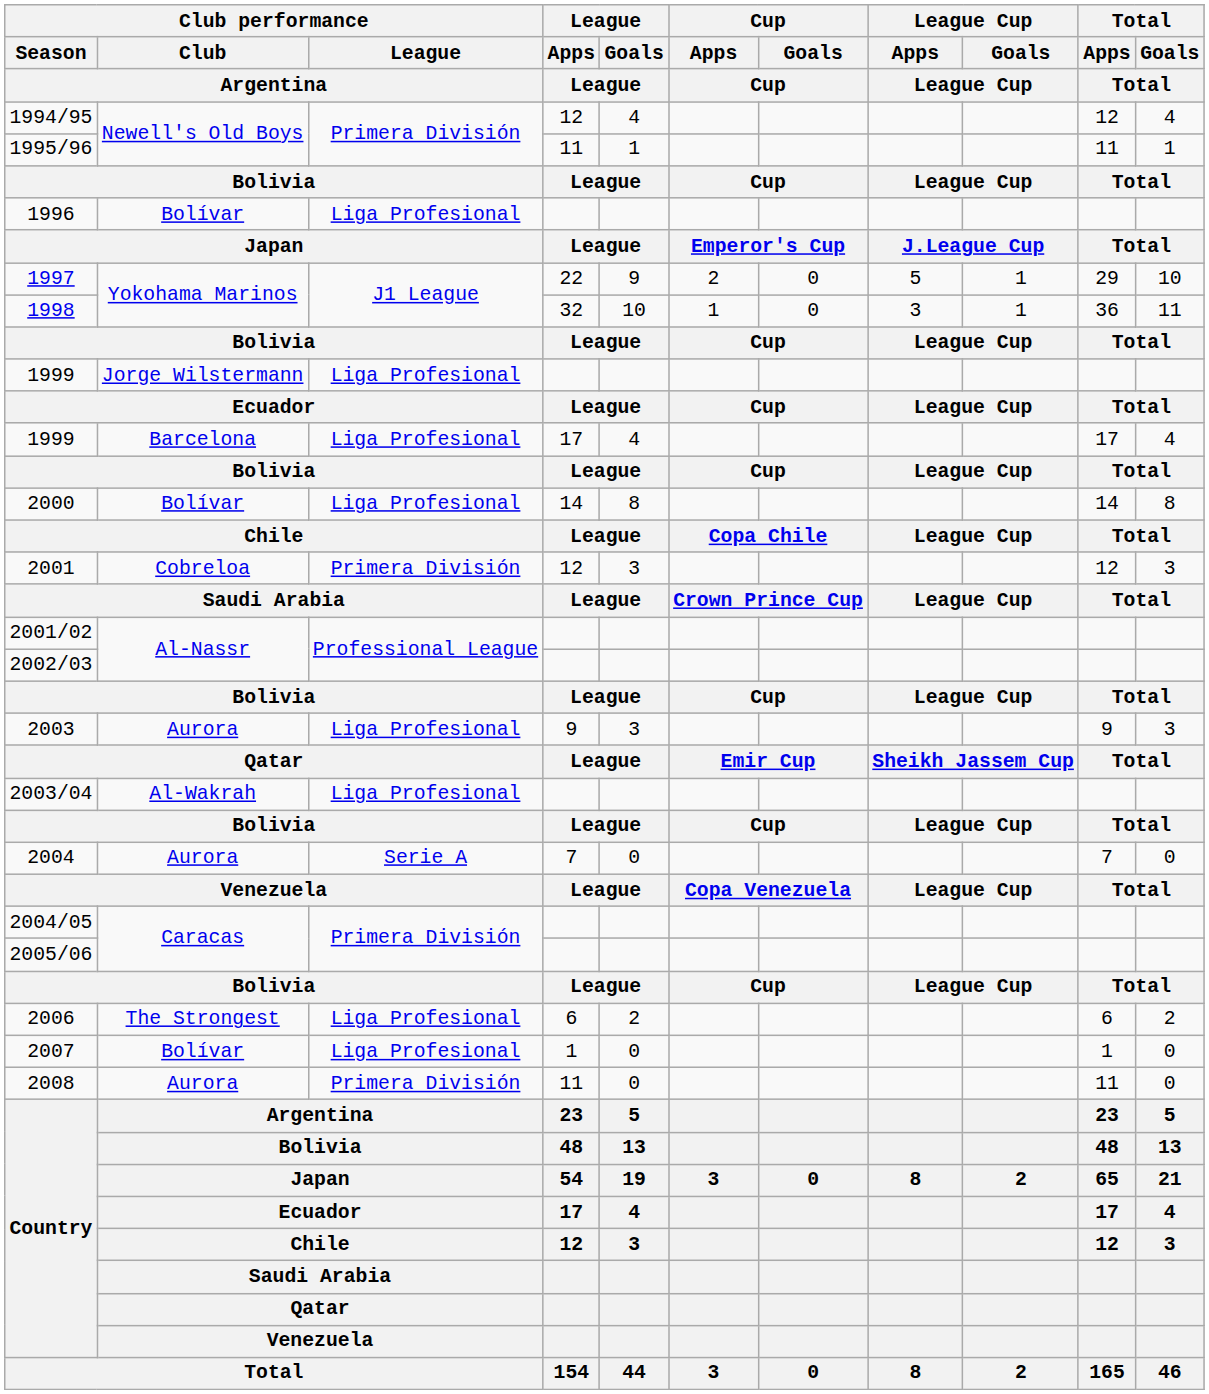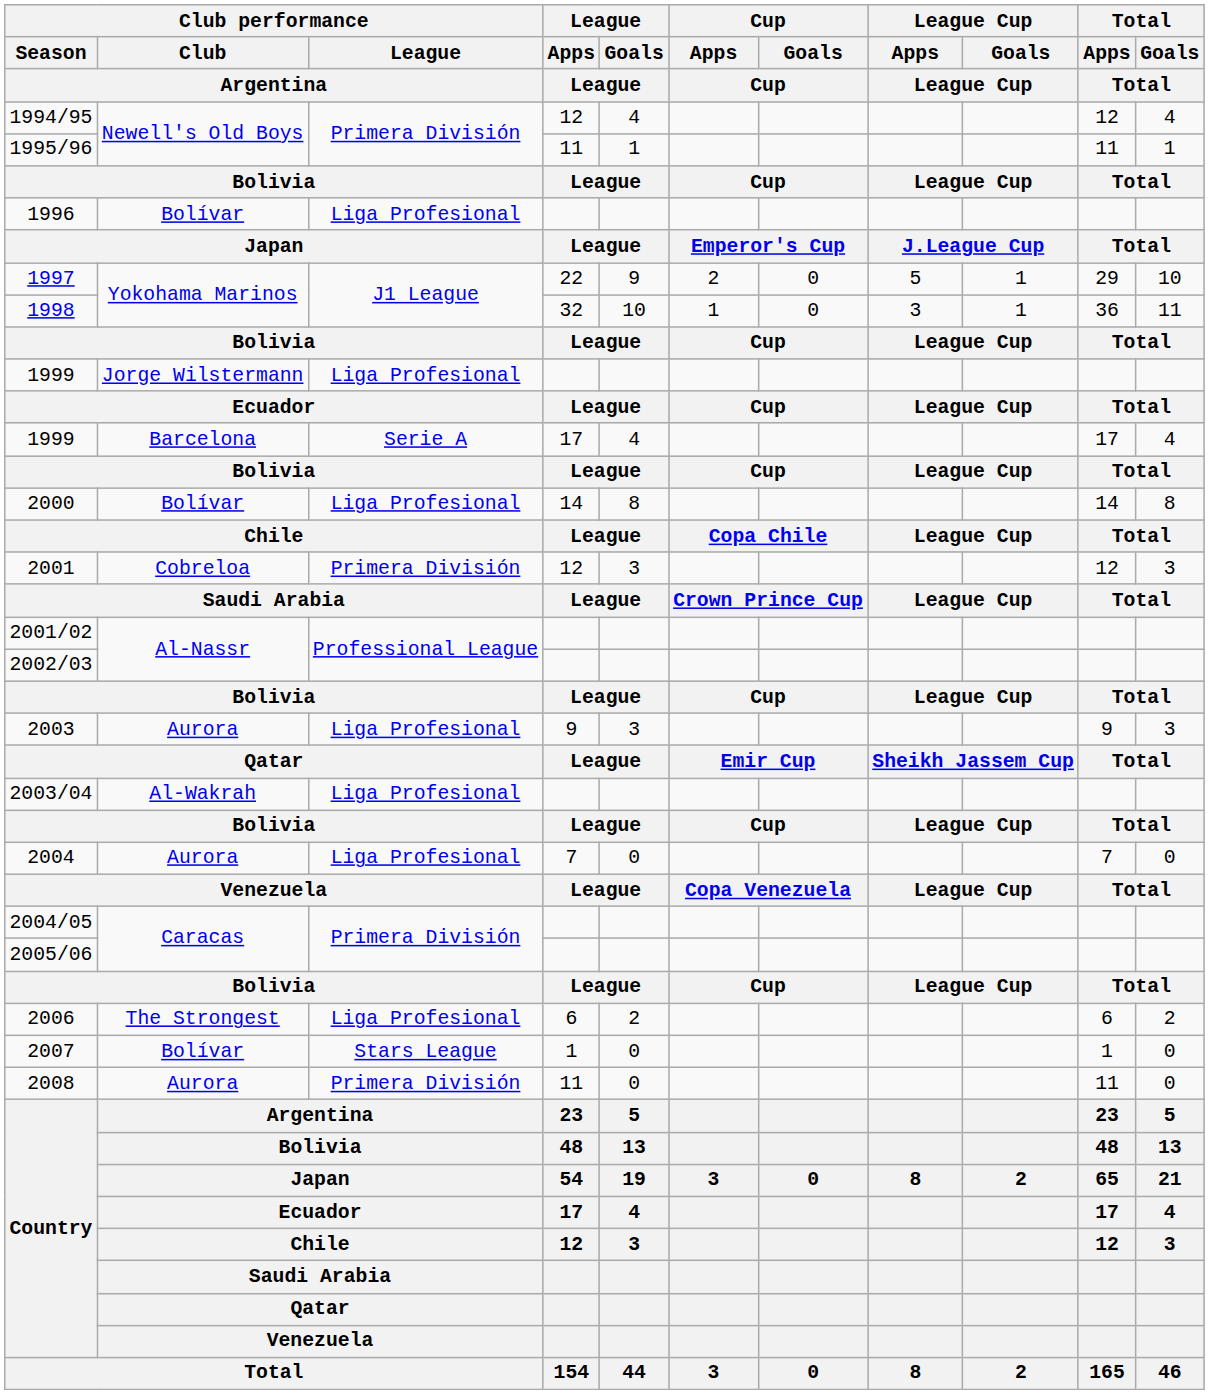(426, 440) Liga Profesional -> (426, 440) Serie A
(426, 858) Serie A -> (426, 858) Liga Profesional
(426, 1051) Liga Profesional -> (426, 1051) Stars League
